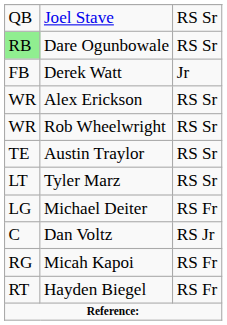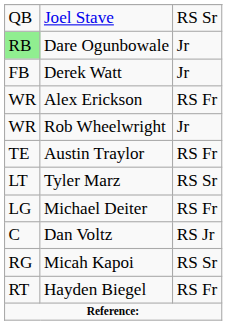(197, 45) RS Sr -> (183, 45) Jr
(197, 99) RS Sr -> (197, 99) RS Fr
(197, 126) RS Sr -> (183, 126) Jr
(197, 153) RS Sr -> (197, 153) RS Fr
(197, 262) RS Fr -> (197, 262) RS Sr
